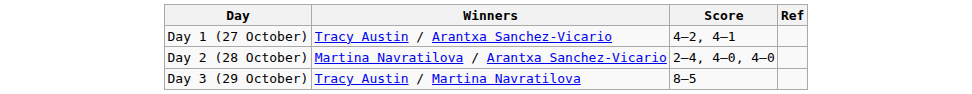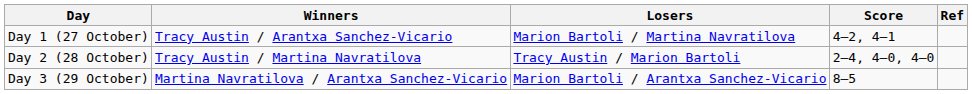+ column: (670, 15)
(491, 57) Martina Navratilova / Arantxa Sanchez-Vicario -> (288, 57) Tracy Austin / Martina Navratilova
(448, 79) Tracy Austin / Martina Navratilova -> (331, 79) Martina Navratilova / Arantxa Sanchez-Vicario
